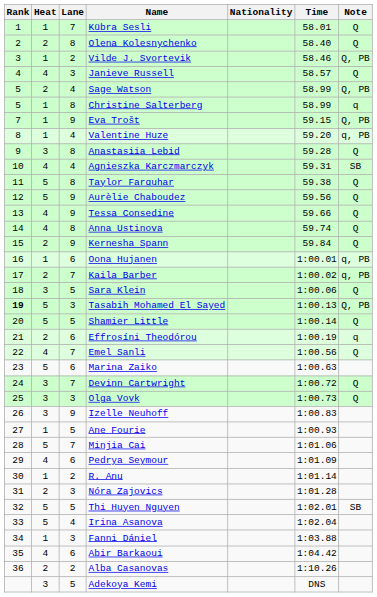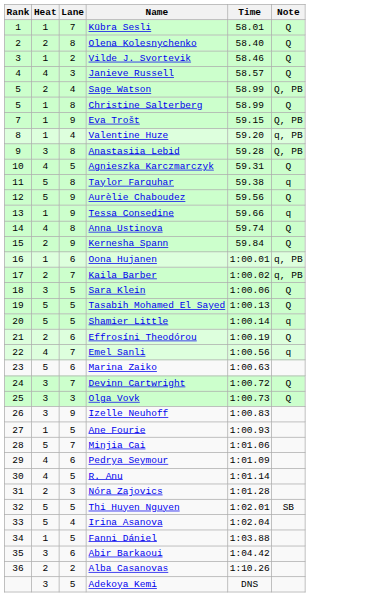- column: (261, 12)
(356, 58) Q, PB -> (288, 58) Q
(356, 105) q -> (288, 105) Q
(356, 151) Q -> (288, 151) Q, PB
(73, 167) 4 -> (73, 167) 5
(356, 167) SB -> (288, 167) Q
(356, 182) Q -> (288, 182) q
(45, 213) 4 -> (45, 213) 1
(356, 213) Q -> (288, 213) q
(18, 306) bold -> (18, 306) normal
(73, 306) 3 -> (73, 306) 5
(356, 306) Q, PB -> (288, 306) Q
(356, 321) Q -> (288, 321) q
(356, 337) q -> (288, 337) Q
(356, 352) Q -> (288, 352) q
(45, 476) 1 -> (45, 476) 4
(73, 476) 2 -> (73, 476) 5
(73, 538) 3 -> (73, 538) 5
(45, 553) 4 -> (45, 553) 3
